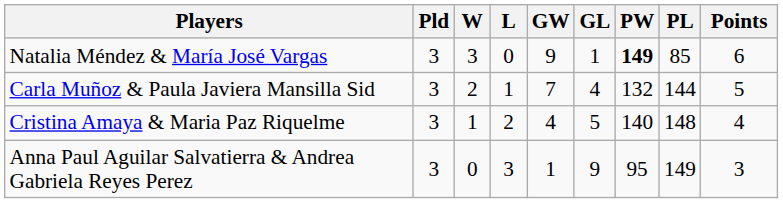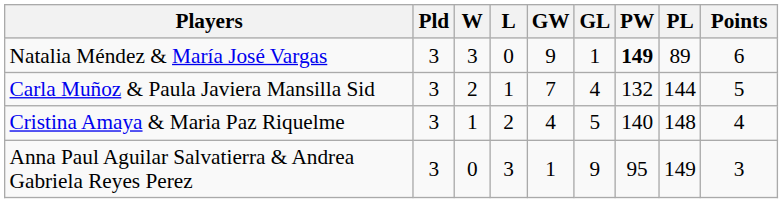(680, 55) 85 -> (680, 55) 89
